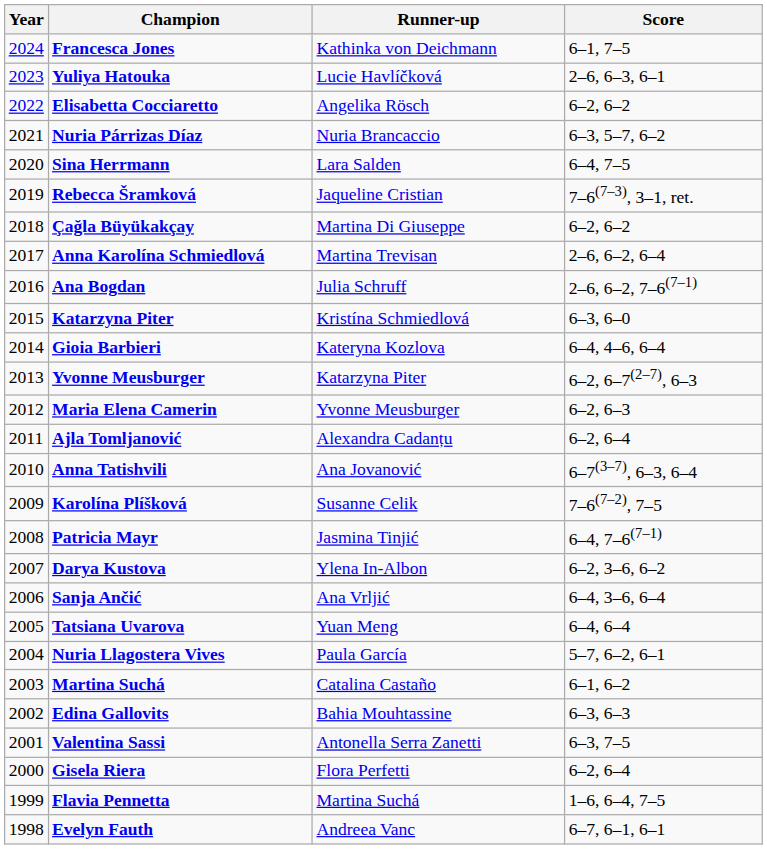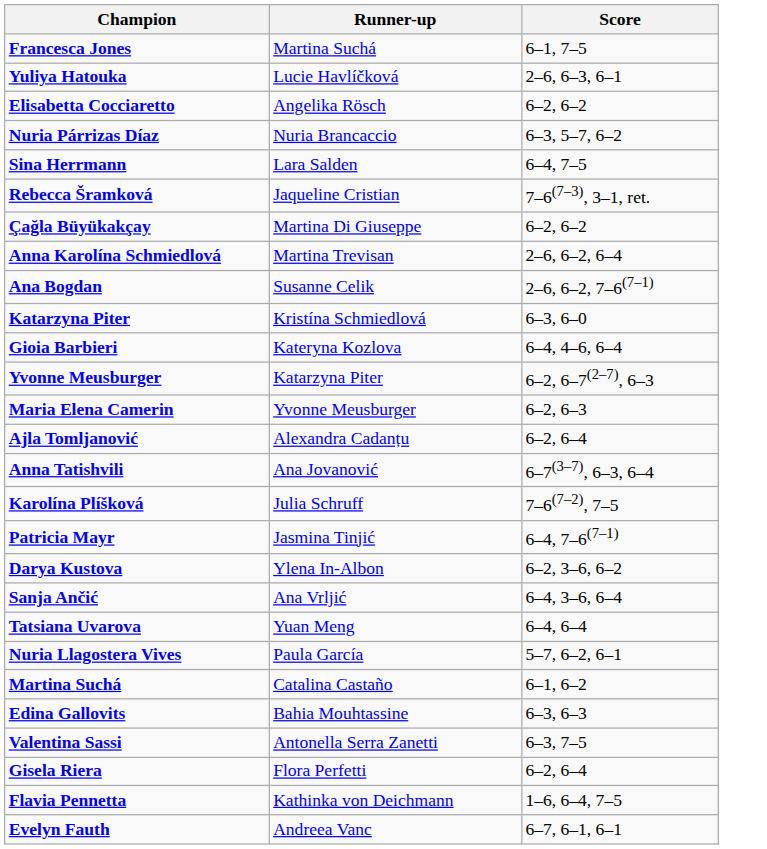- column: (26, 19)
(407, 48) Kathinka von Deichmann -> (325, 48) Martina Suchá
(361, 287) Julia Schruff -> (324, 287) Susanne Celik
(367, 503) Susanne Celik -> (318, 503) Julia Schruff
(368, 800) Martina Suchá -> (363, 800) Kathinka von Deichmann
